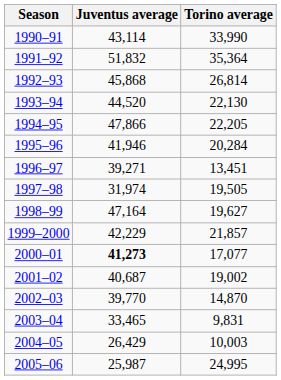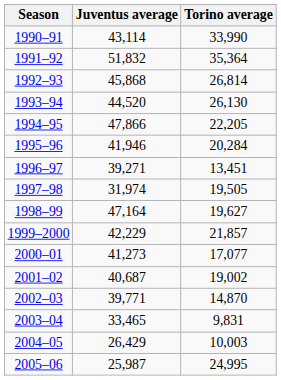(229, 102) 22,130 -> (229, 102) 26,130
(127, 255) bold -> (127, 255) normal
(127, 299) 39,770 -> (127, 299) 39,771
